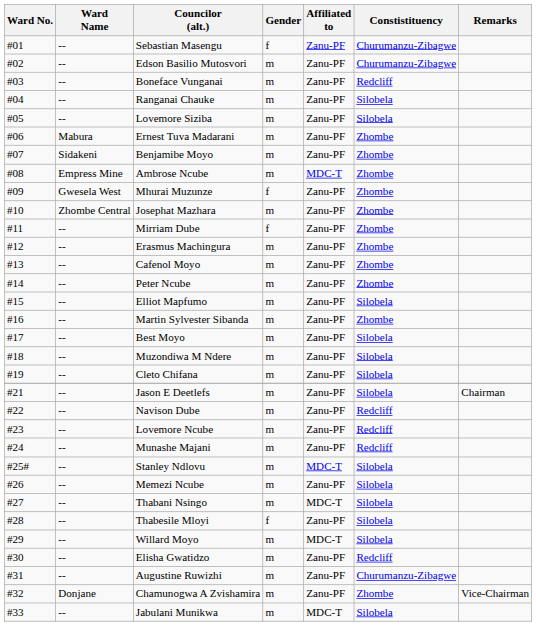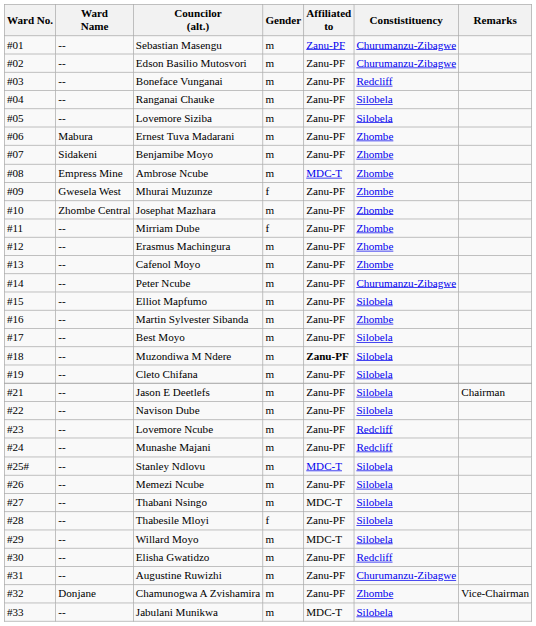(267, 45) f -> (270, 45) m
(375, 283) Zhombe -> (406, 283) Churumanzu-Zibagwe
(326, 356) normal -> (328, 356) bold
(374, 411) Redcliff -> (375, 411) Silobela
